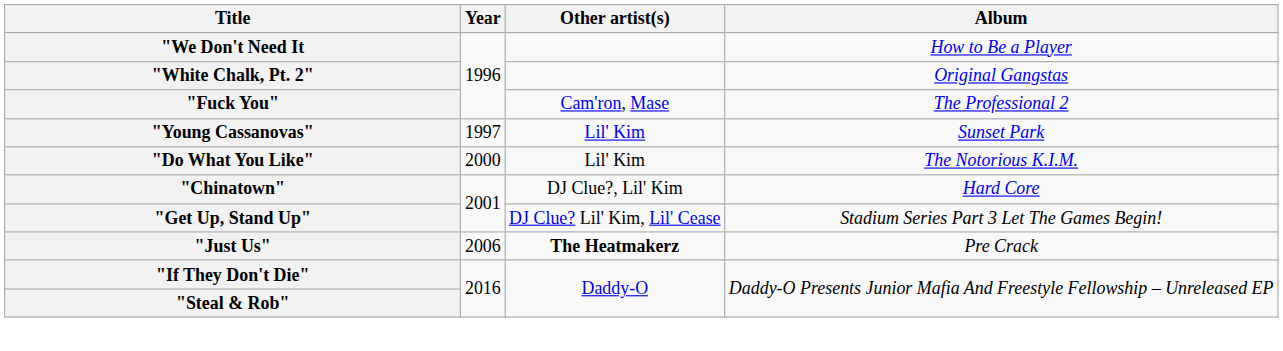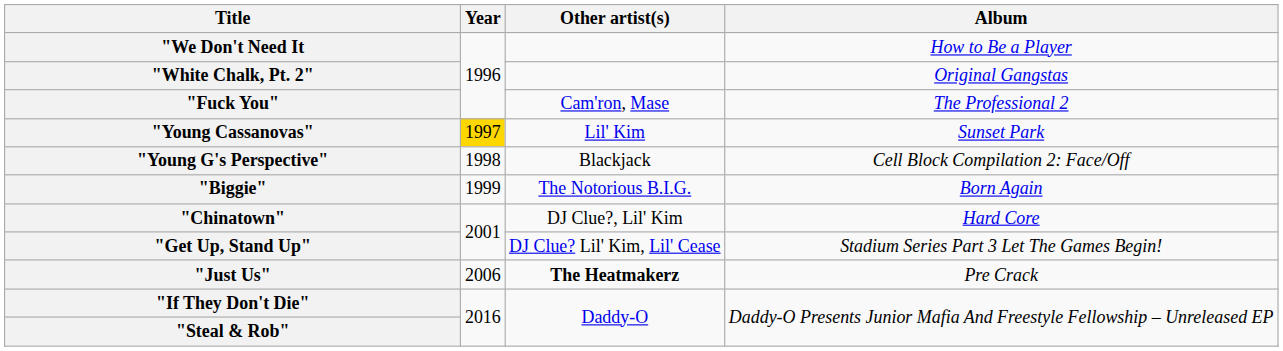(483, 132) no background -> (483, 132) gold background
+ row: (233, 160)
+ row: (233, 189)
- row: (233, 160)
